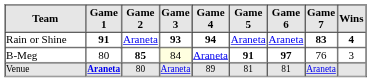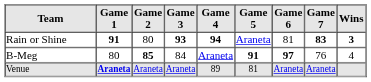(140, 40) Araneta -> (148, 40) 80
(286, 40) Araneta -> (288, 40) 81
(351, 40) 4 -> (351, 40) 3
(175, 55) lightyellow background -> (180, 55) no background
(351, 55) 3 -> (351, 55) 4
(140, 69) 80 -> (148, 69) Araneta
(286, 69) 81 -> (288, 69) Araneta
